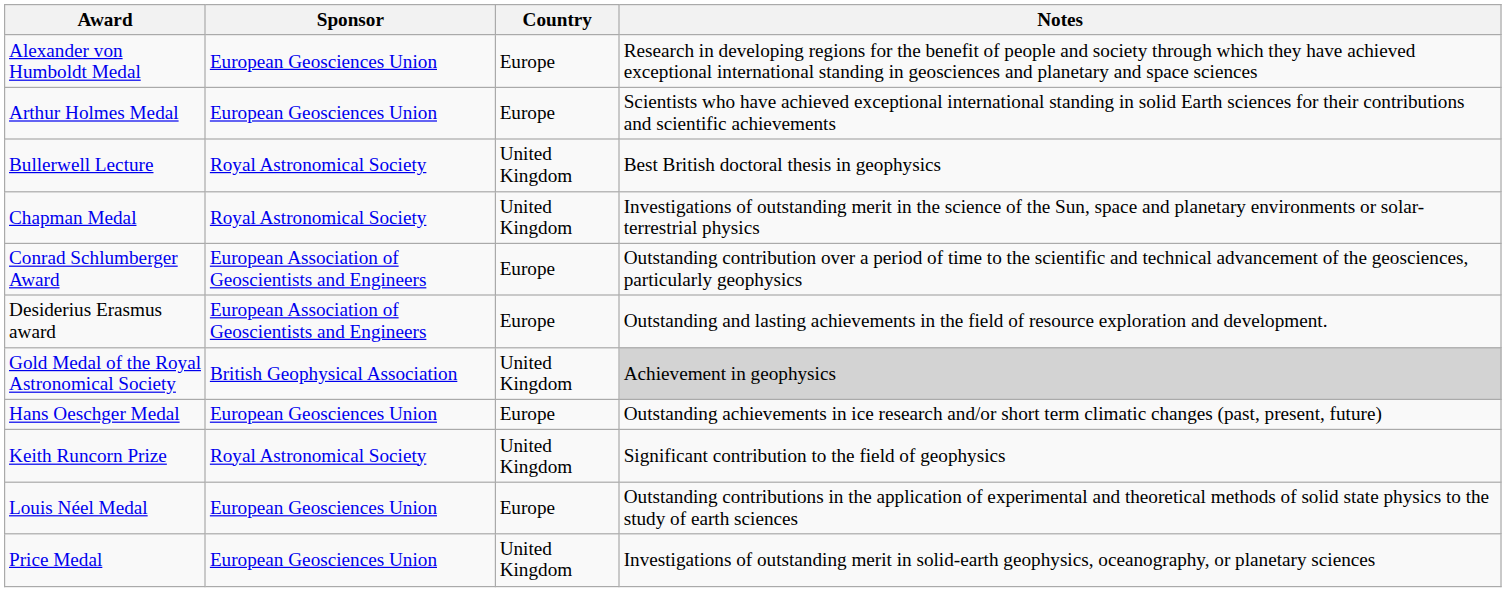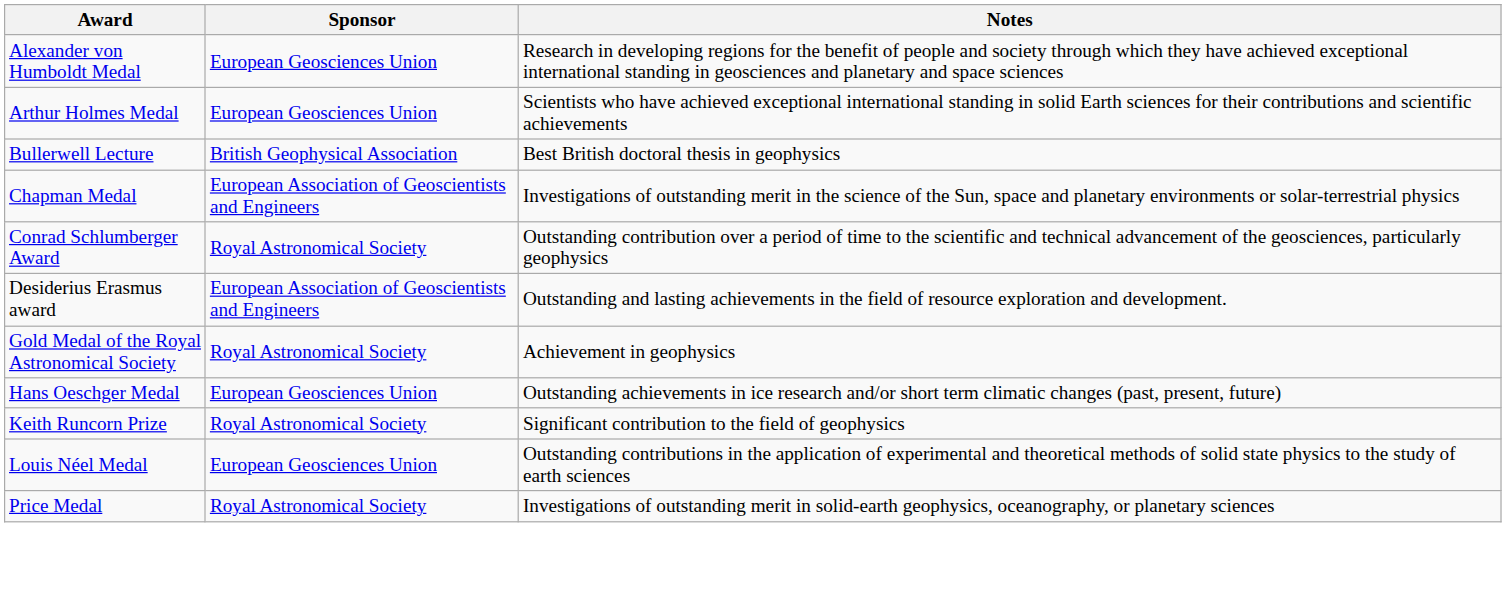- column: (557, 19)
(318, 165) Royal Astronomical Society -> (334, 154) British Geophysical Association
(318, 217) Royal Astronomical Society -> (358, 195) European Association of Geoscientists and Engineers
(318, 269) European Association of Geoscientists and Engineers -> (318, 247) Royal Astronomical Society
(334, 373) British Geophysical Association -> (318, 351) Royal Astronomical Society
(730, 373) lightgrey background -> (629, 351) no background
(323, 559) European Geosciences Union -> (318, 505) Royal Astronomical Society
